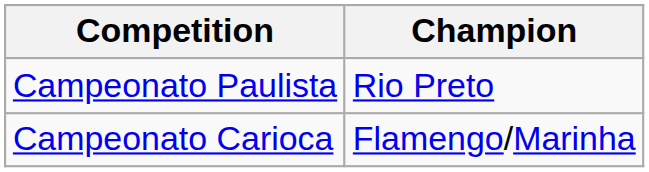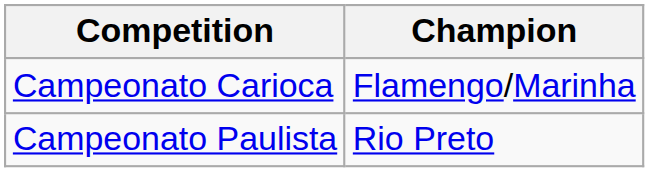rows swapped: (173, 138) <-> (175, 85)
